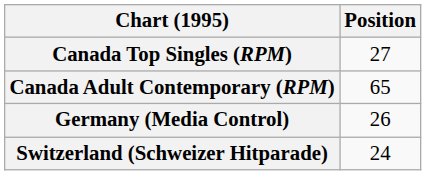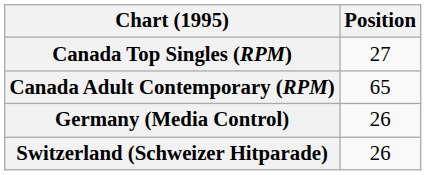(380, 152) 24 -> (380, 152) 26
